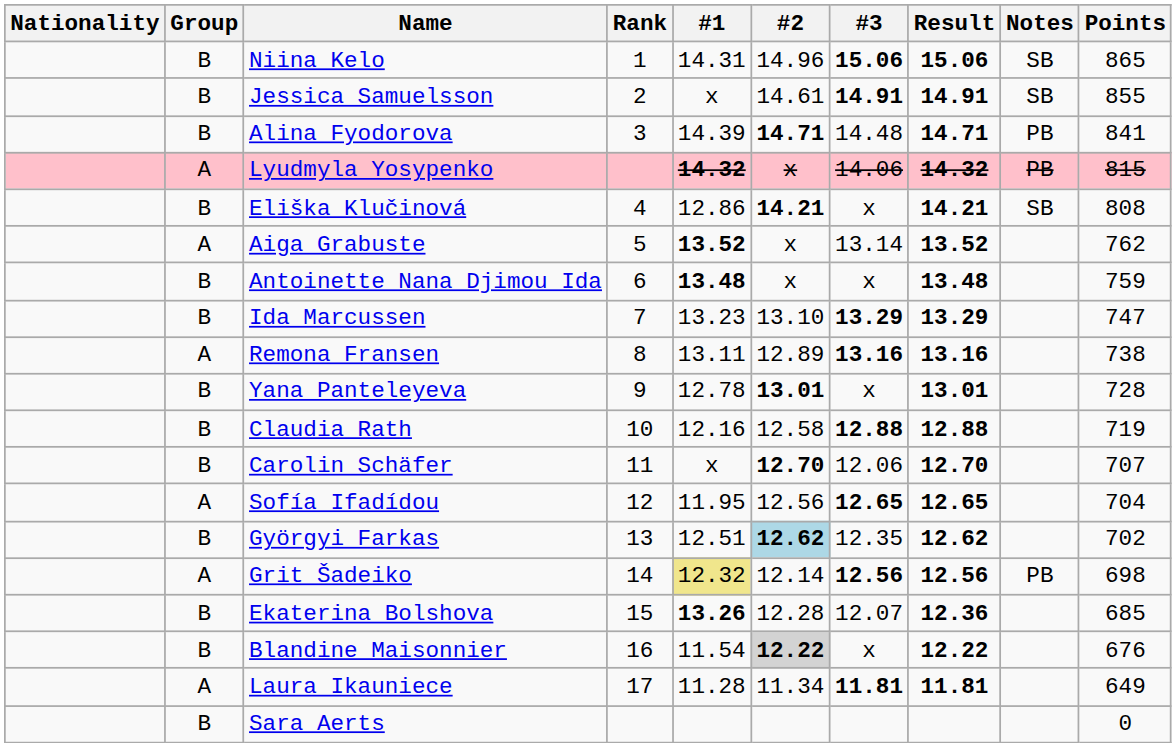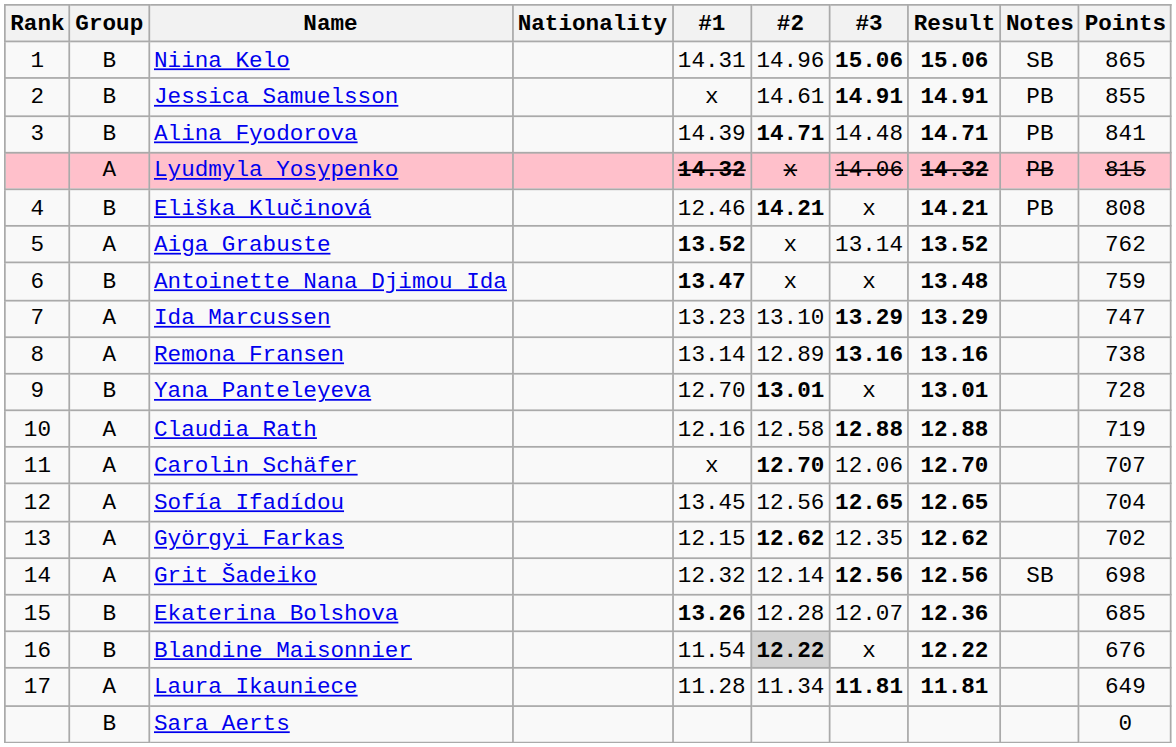columns swapped: (640, 23) <-> (85, 23)
(1040, 97) SB -> (1040, 97) PB
(712, 208) 12.86 -> (712, 208) 12.46
(1040, 208) SB -> (1040, 208) PB
(712, 281) 13.48 -> (712, 281) 13.47
(204, 318) B -> (109, 318) A
(712, 355) 13.11 -> (712, 355) 13.14
(712, 392) 12.78 -> (712, 392) 12.70
(204, 429) B -> (109, 429) A
(204, 466) B -> (109, 466) A
(712, 503) 11.95 -> (712, 503) 13.45
(204, 539) B -> (109, 539) A
(712, 539) 12.51 -> (712, 539) 12.15
(790, 539) lightblue background -> (790, 539) no background
(712, 576) khaki background -> (712, 576) no background
(1040, 576) PB -> (1040, 576) SB
